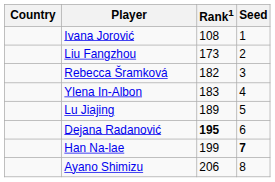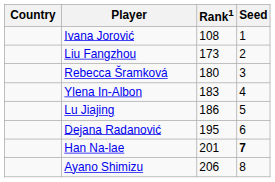(209, 73) 182 -> (209, 73) 180
(209, 110) 189 -> (209, 110) 186
(209, 129) bold -> (209, 129) normal
(209, 148) 199 -> (209, 148) 201
